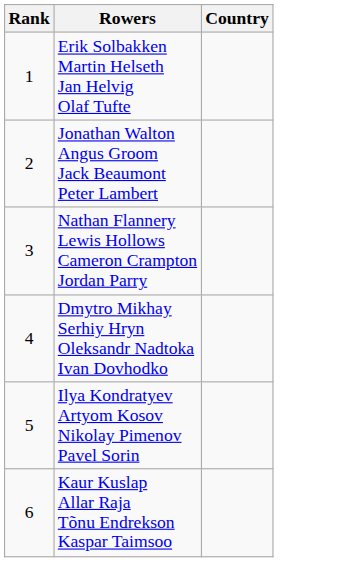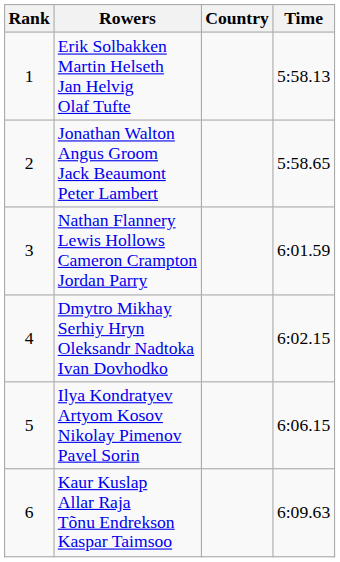+ column: (304, 18)
